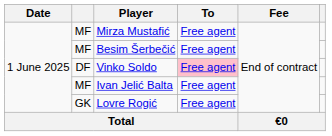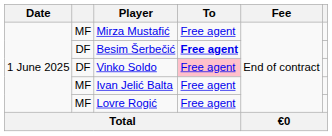(83, 49) MF -> (83, 49) DF
(208, 49) normal -> (209, 49) bold
(83, 103) GK -> (83, 103) MF
